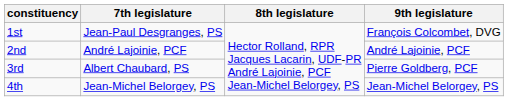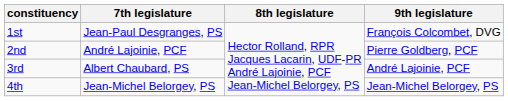(418, 50) André Lajoinie, PCF -> (422, 50) Pierre Goldberg, PCF
(422, 68) Pierre Goldberg, PCF -> (418, 68) André Lajoinie, PCF
